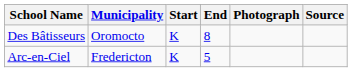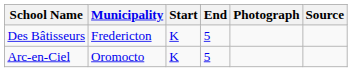(118, 35) Oromocto -> (121, 35) Fredericton
(207, 35) 8 -> (207, 35) 5
(121, 56) Fredericton -> (118, 56) Oromocto
